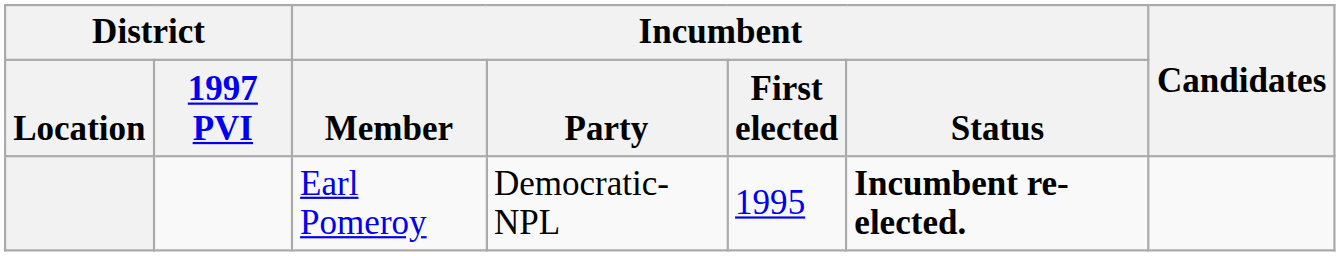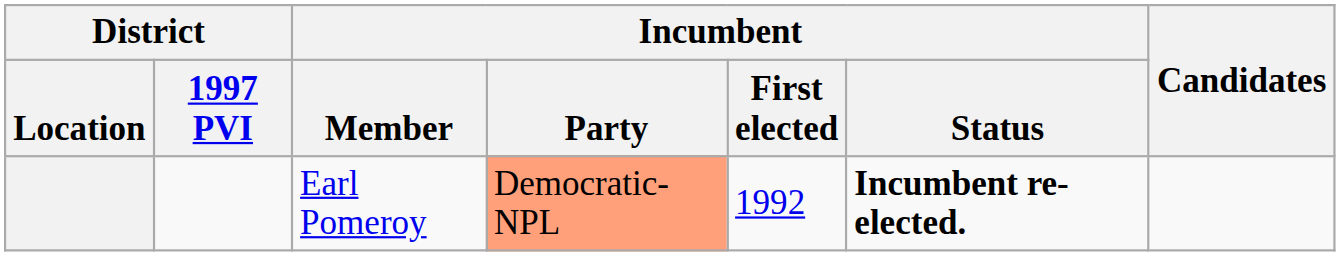(581, 202) no background -> (581, 202) lightsalmon background
(770, 202) 1995 -> (770, 202) 1992
